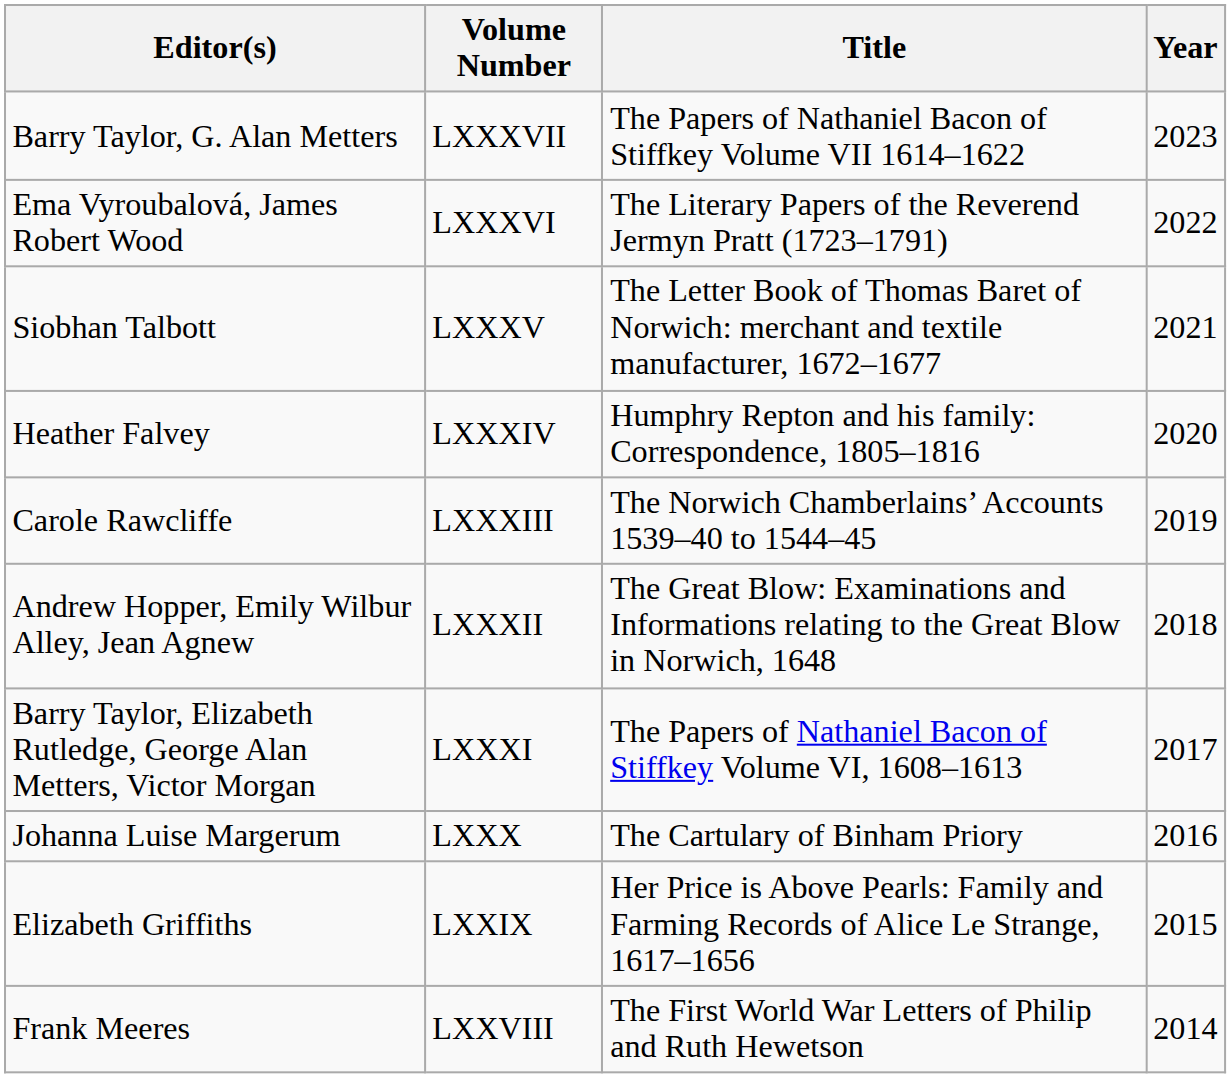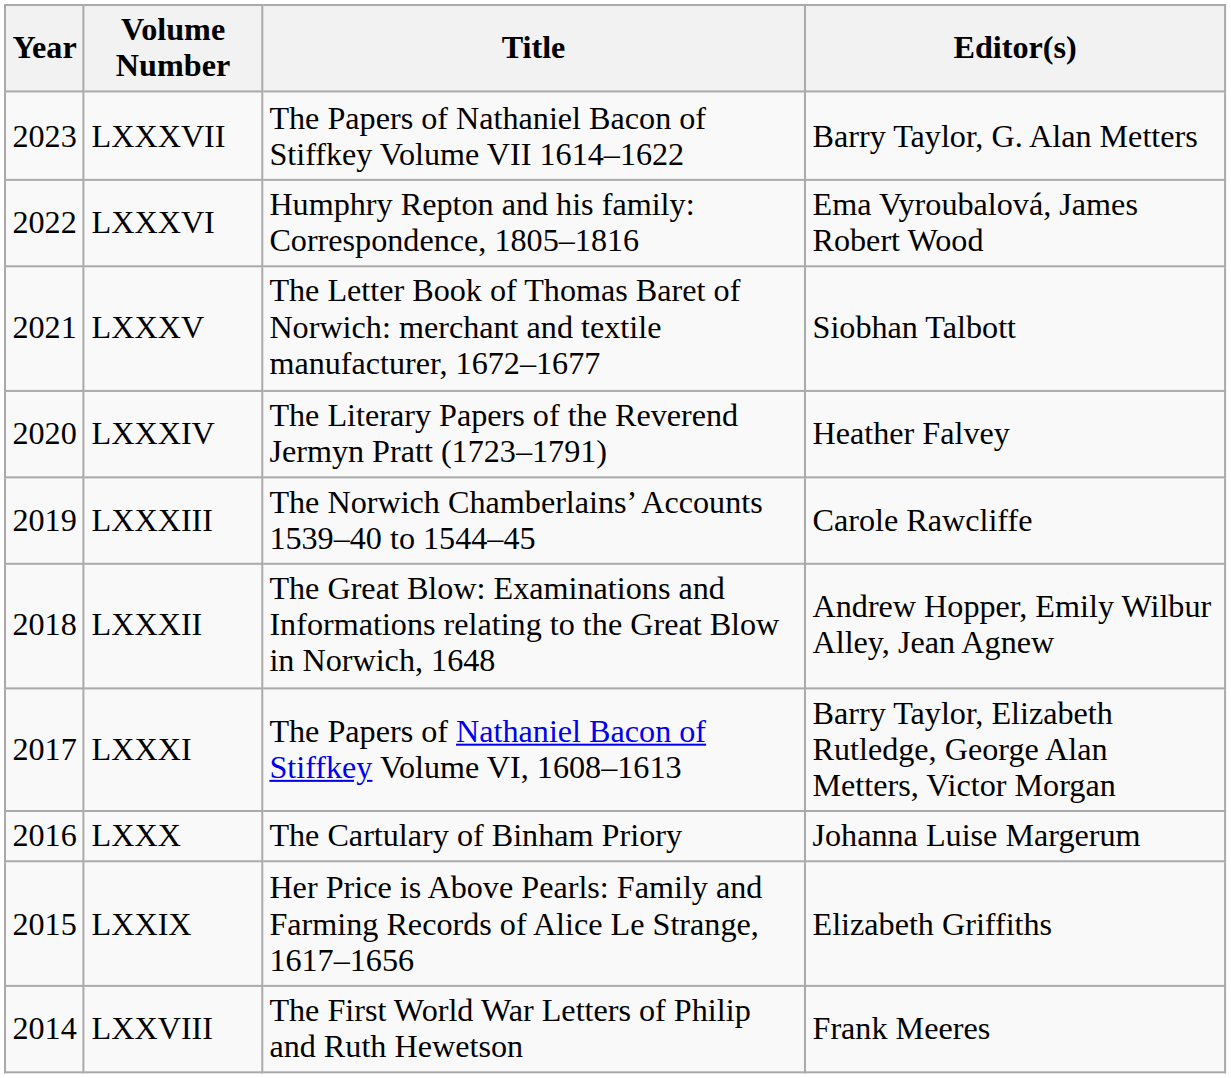columns swapped: (1185, 48) <-> (215, 48)
(845, 222) The Literary Papers of the Reverend Jermyn Pratt (1723–1791) -> (482, 222) Humphry Repton and his family: Correspondence, 1805–1816
(823, 433) Humphry Repton and his family: Correspondence, 1805–1816 -> (504, 433) The Literary Papers of the Reverend Jermyn Pratt (1723–1791)
